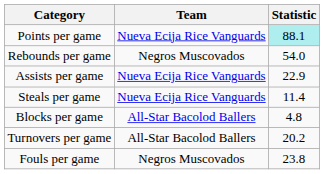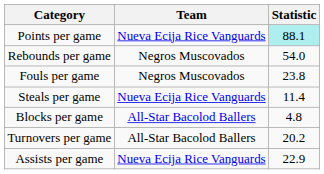rows swapped: (59, 76) <-> (59, 158)
